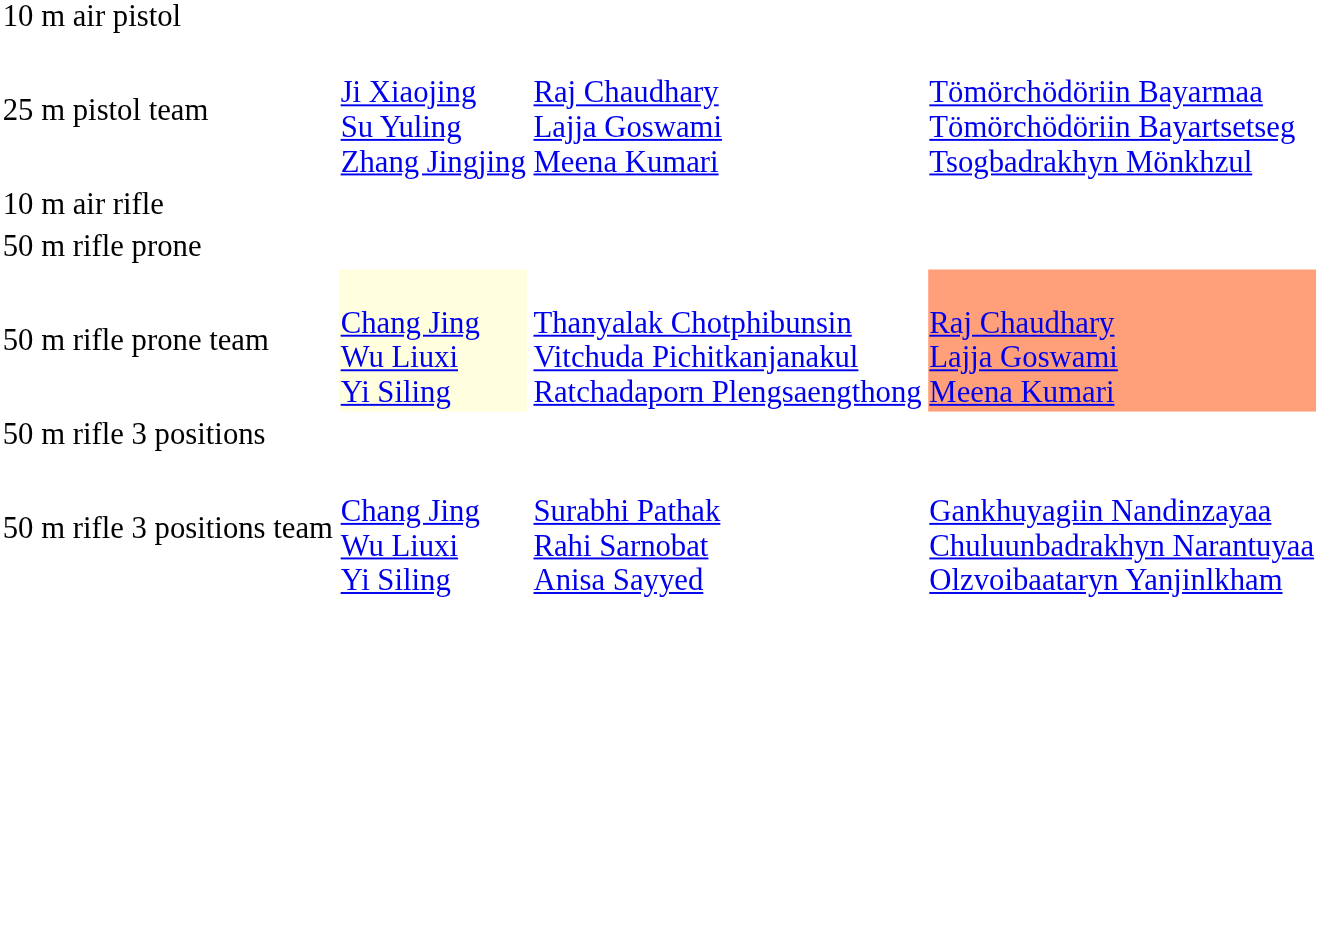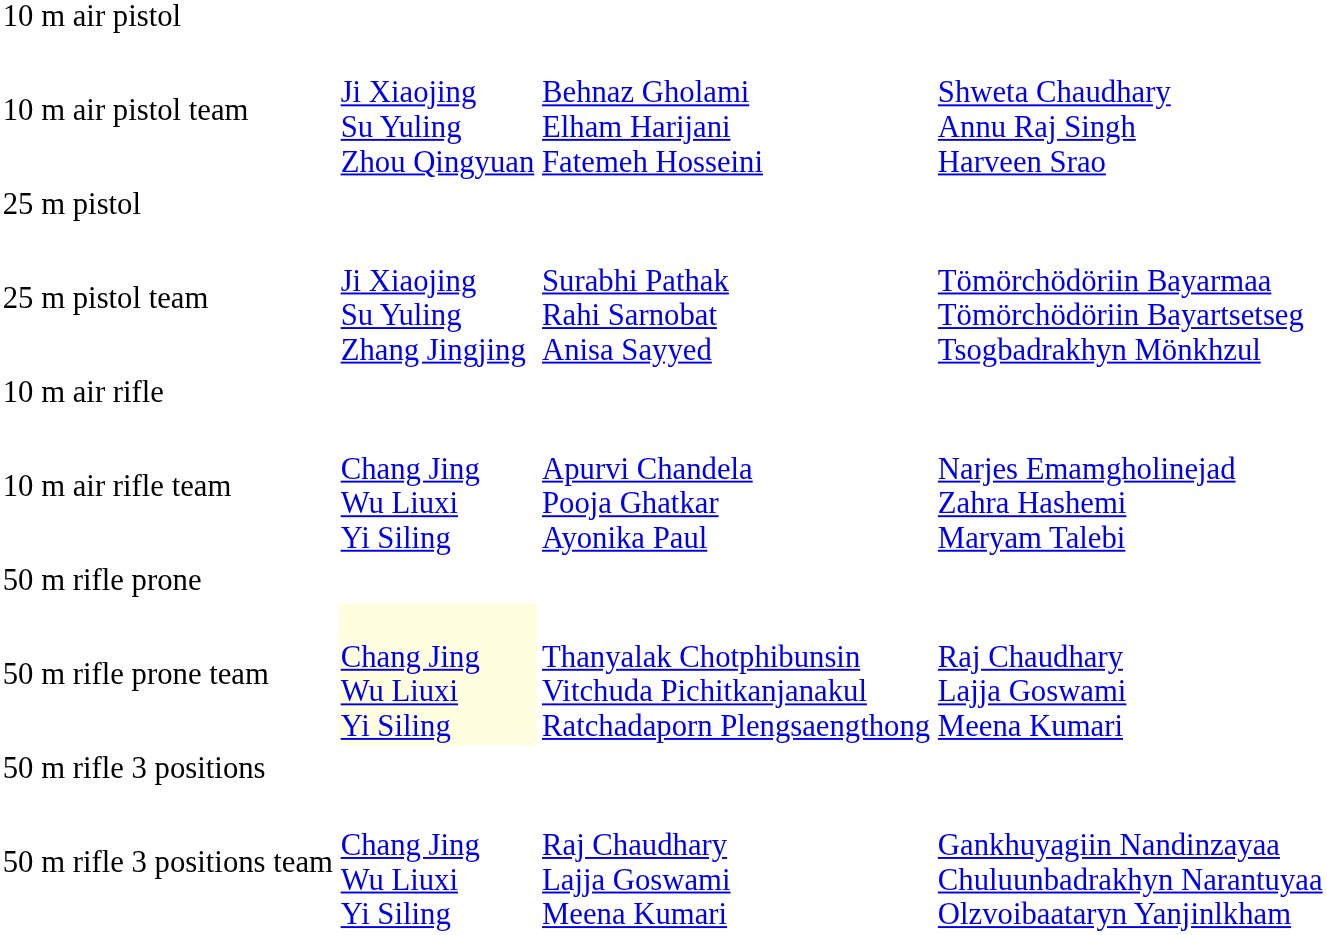+ row: (126, 109)
+ row: (72, 203)
(628, 126) Raj Chaudhary Lajja Goswami Meena Kumari -> (635, 315) Surabhi Pathak Rahi Sarnobat Anisa Sayyed
+ row: (117, 485)
(1024, 357) lightsalmon background -> (1032, 691) no background
(627, 545) Surabhi Pathak Rahi Sarnobat Anisa Sayyed -> (636, 879) Raj Chaudhary Lajja Goswami Meena Kumari
